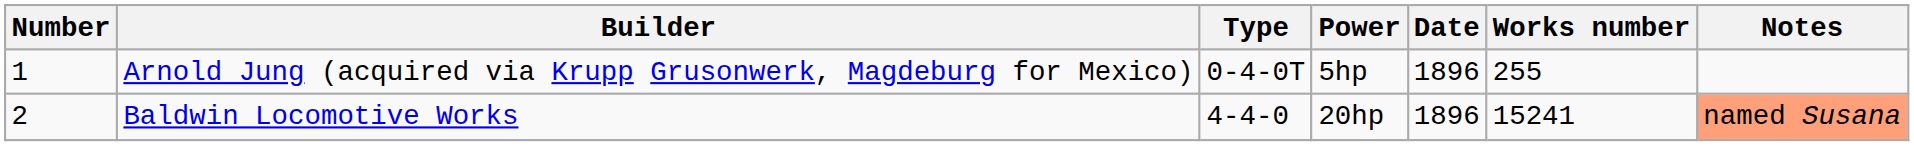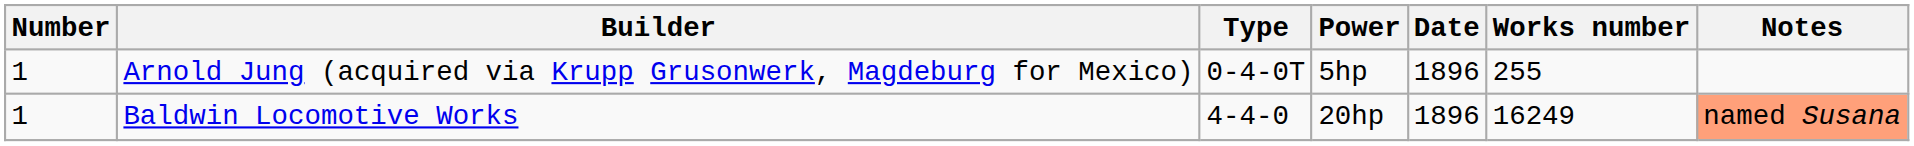(20, 117) 2 -> (20, 117) 1
(1534, 117) 15241 -> (1534, 117) 16249
